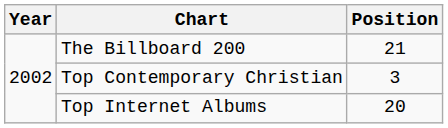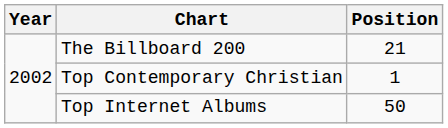(395, 78) 3 -> (395, 78) 1
(395, 108) 20 -> (395, 108) 50
